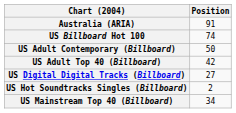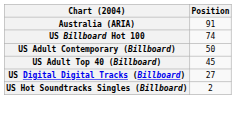(211, 62) 42 -> (211, 62) 45
- row: (97, 101)
